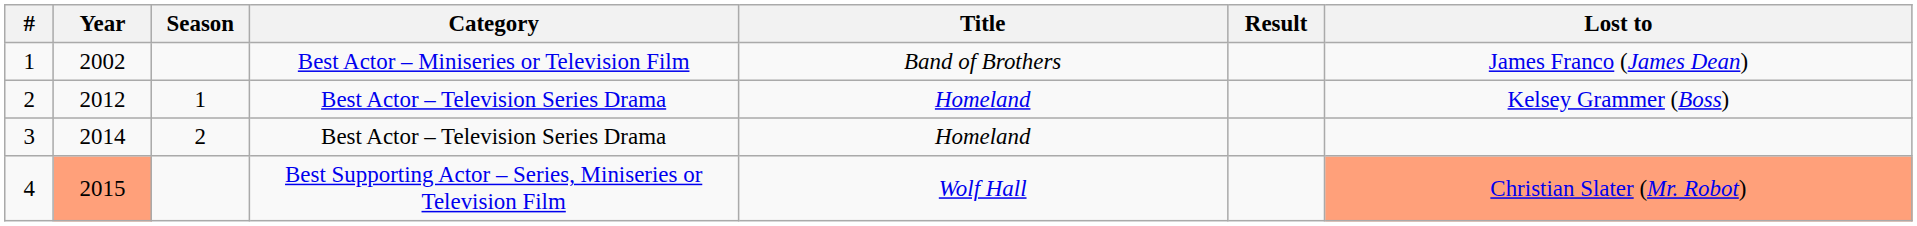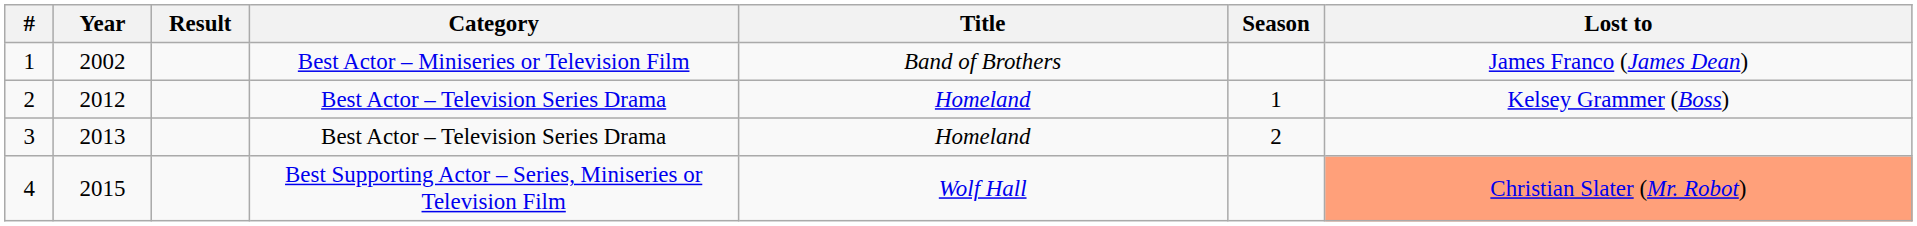columns swapped: (200, 23) <-> (1276, 23)
(103, 137) 2014 -> (103, 137) 2013
(103, 188) lightsalmon background -> (103, 188) no background
